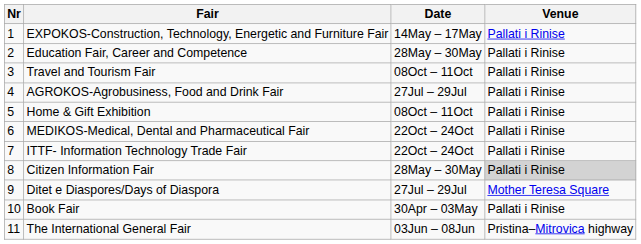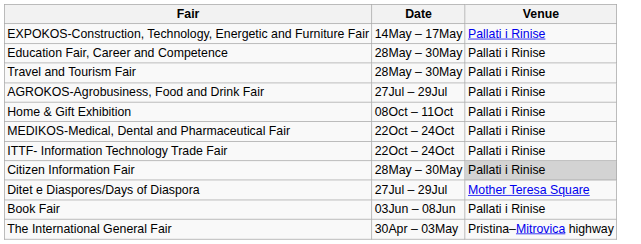- column: (14, 14)
(433, 72) 08Oct – 11Oct -> (419, 72) 28May – 30May
(436, 209) 30Apr – 03May -> (415, 209) 03Jun – 08Jun
(434, 229) 03Jun – 08Jun -> (416, 229) 30Apr – 03May
